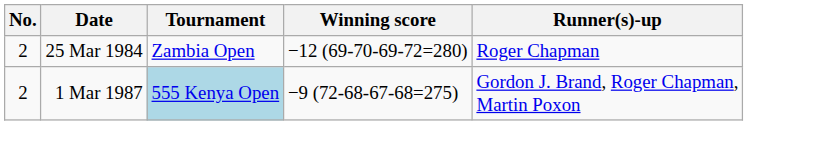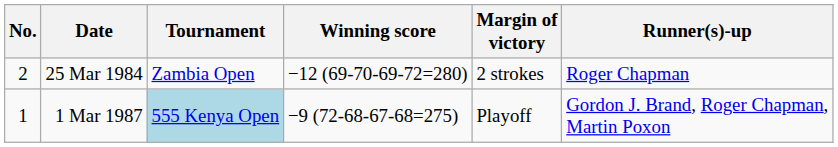+ column: (517, 31)
(23, 93) 2 -> (23, 115) 1
